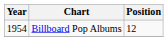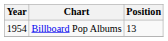(131, 28) 12 -> (131, 28) 13
